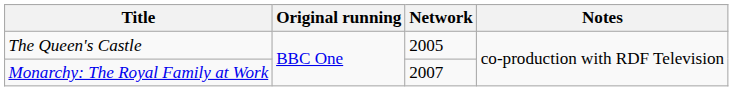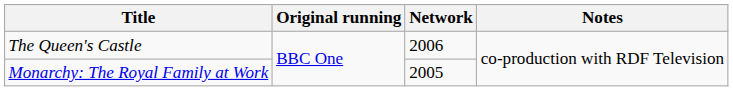(426, 45) 2005 -> (426, 45) 2006
(426, 72) 2007 -> (426, 72) 2005
